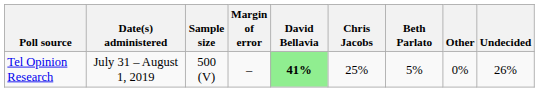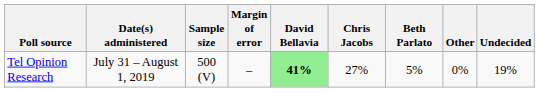(357, 69) 25% -> (357, 69) 27%
(506, 69) 26% -> (506, 69) 19%
